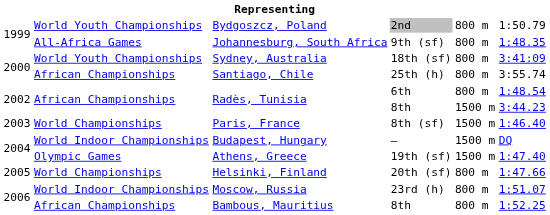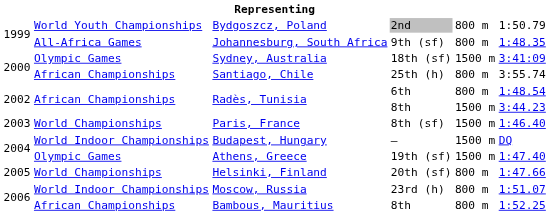(118, 58) World Youth Championships -> (78, 58) Olympic Games
(472, 58) 800 m -> (475, 58) 1500 m
